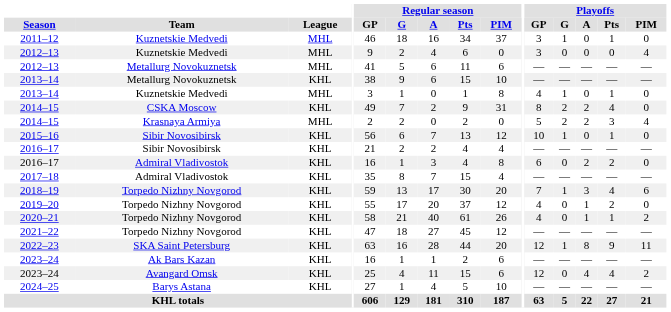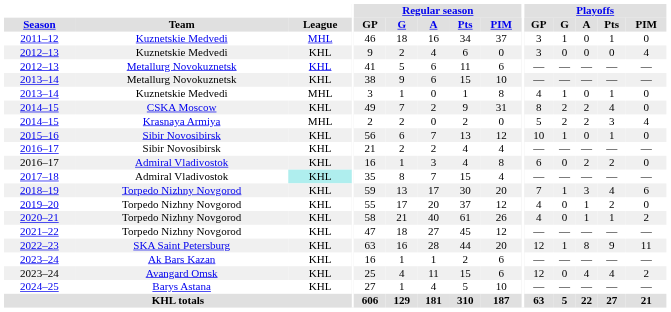(320, 52) MHL -> (320, 52) KHL
(320, 66) MHL -> (320, 66) KHL
(320, 176) no background -> (320, 176) paleturquoise background
